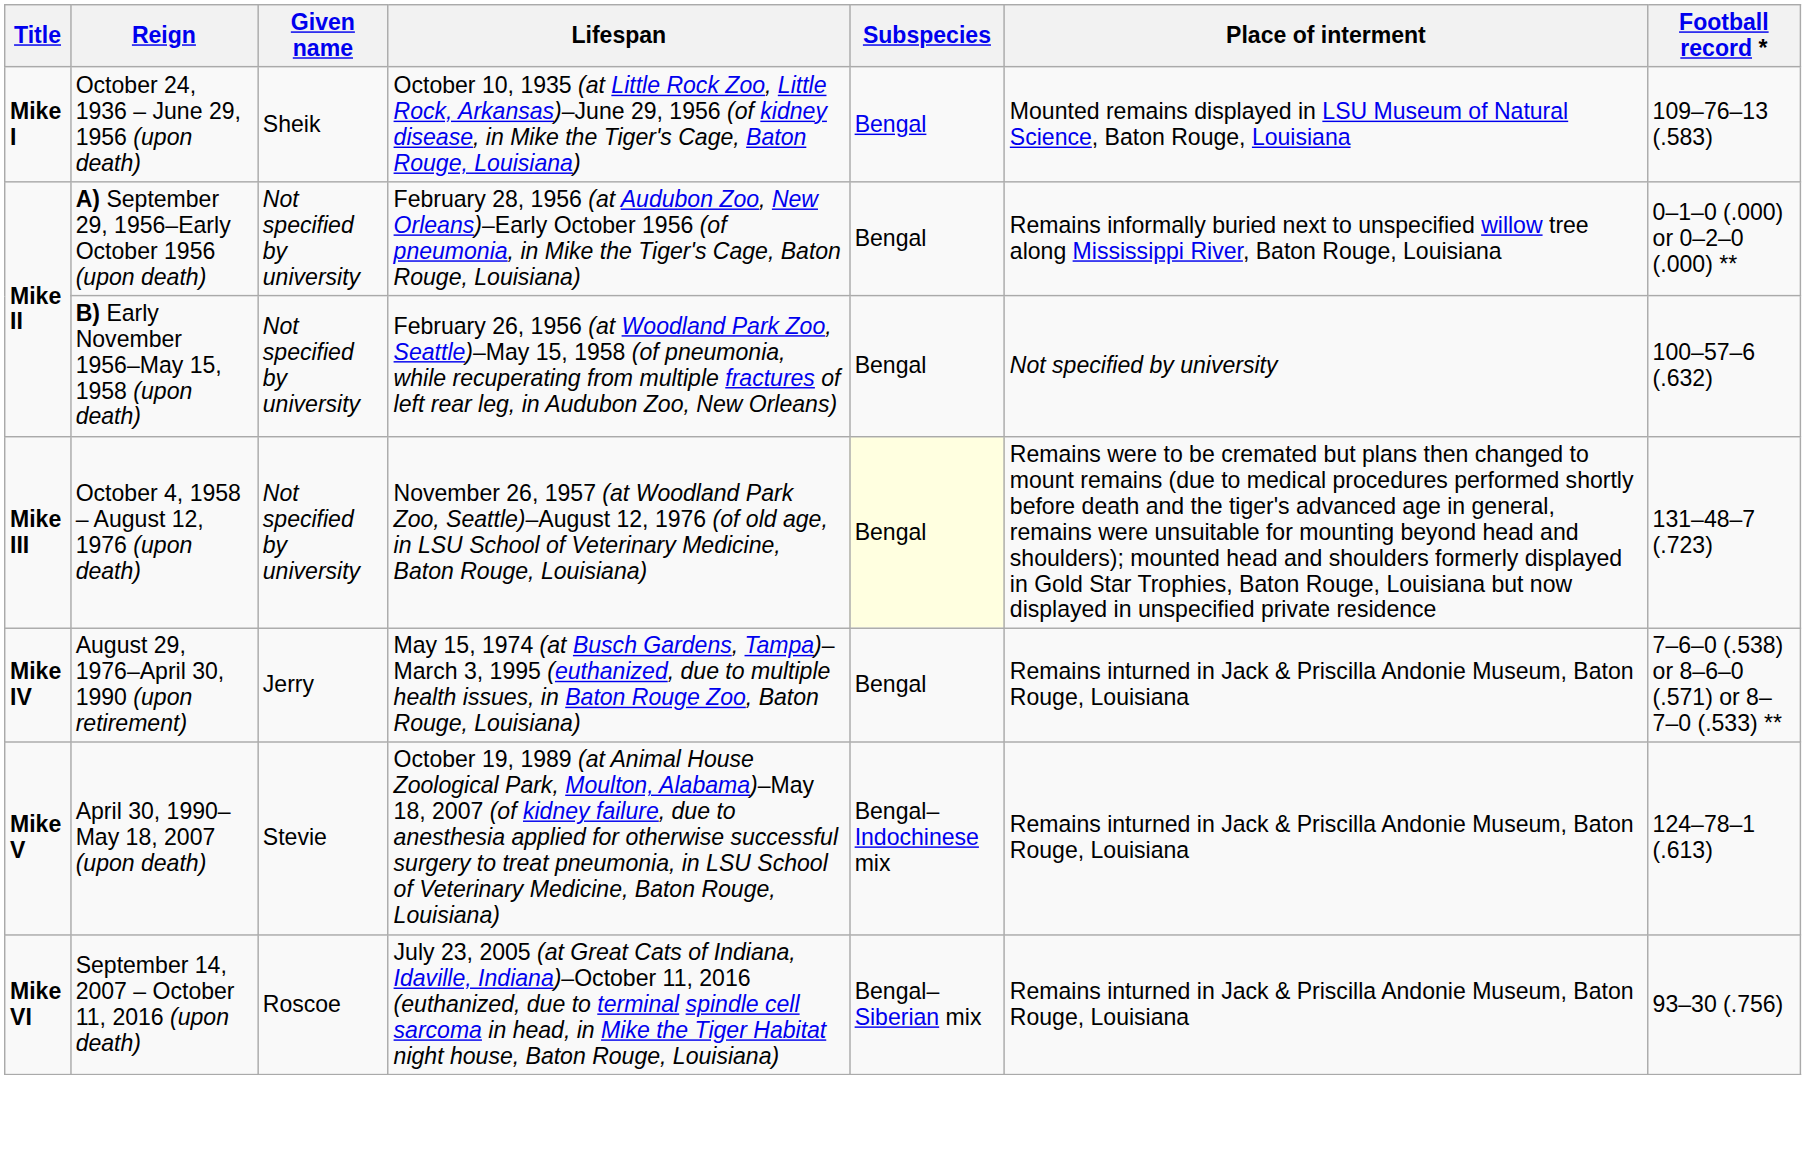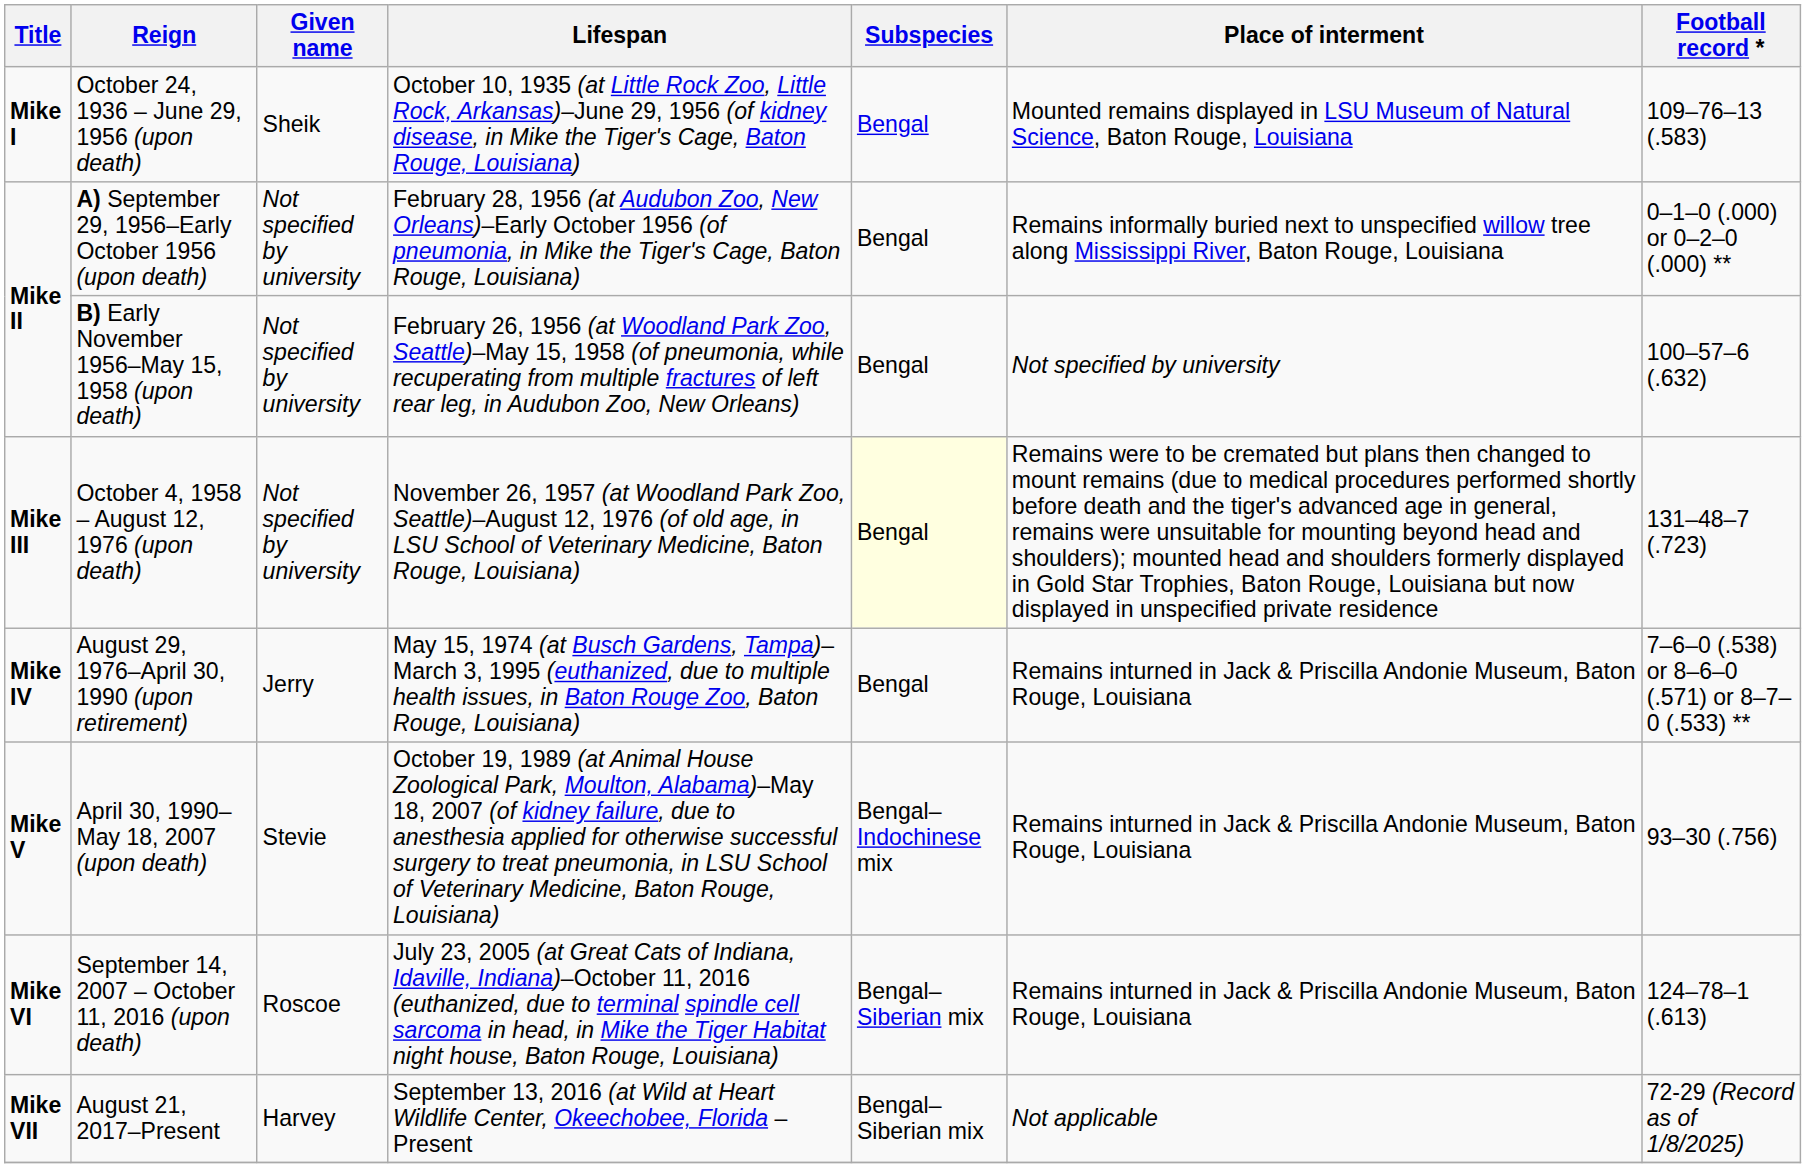(1704, 838) 124–78–1 (.613) -> (1712, 838) 93–30 (.756)
(1718, 1004) 93–30 (.756) -> (1698, 1004) 124–78–1 (.613)
+ row: (148, 1118)
